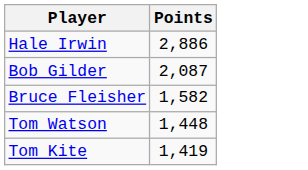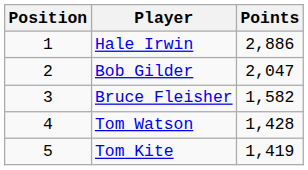+ column: (48, 18)
(183, 71) 2,087 -> (270, 71) 2,047
(183, 125) 1,448 -> (270, 125) 1,428
